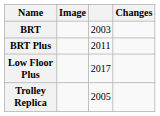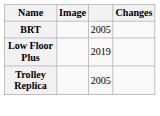(101, 29) 2003 -> (101, 29) 2005
- row: (31, 46)
(101, 69) 2017 -> (101, 52) 2019
